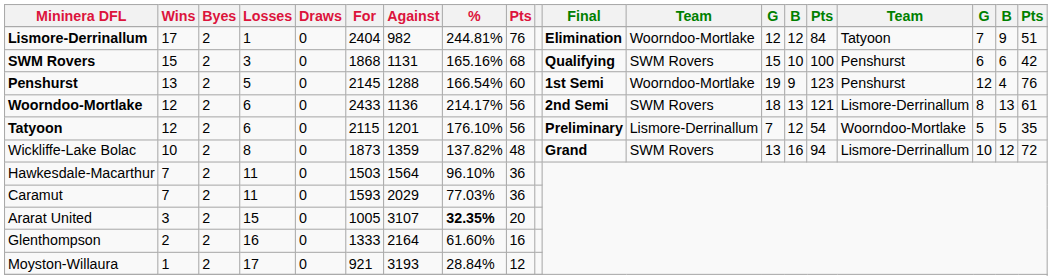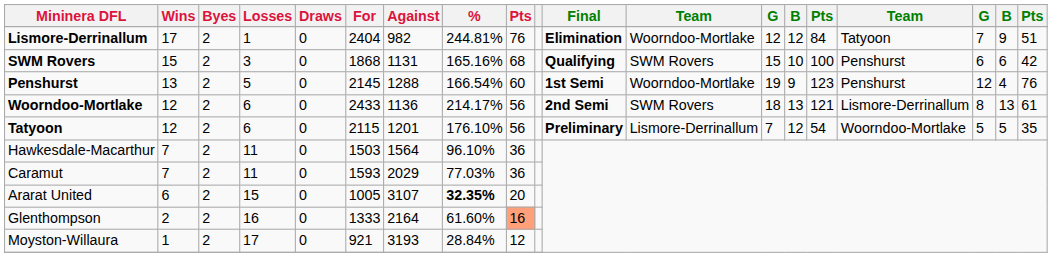- row: (72, 150)
(165, 218) 3 -> (165, 195) 6
(517, 240) no background -> (517, 218) lightsalmon background
